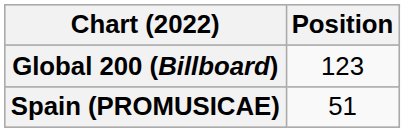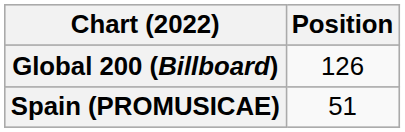(342, 65) 123 -> (342, 65) 126
